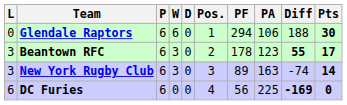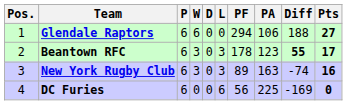columns swapped: (211, 14) <-> (11, 14)
(329, 33) 30 -> (329, 33) 27
(329, 71) 14 -> (329, 71) 16
(298, 90) bold -> (298, 90) normal
